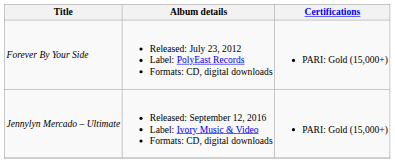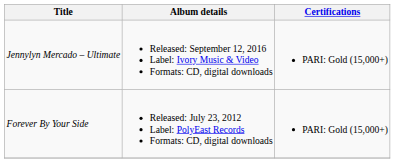rows swapped: (48, 54) <-> (63, 123)
